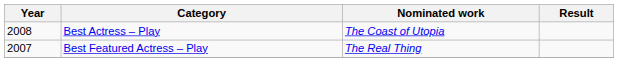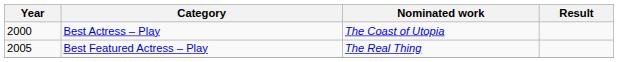(19, 31) 2008 -> (19, 31) 2000
(19, 48) 2007 -> (19, 48) 2005
